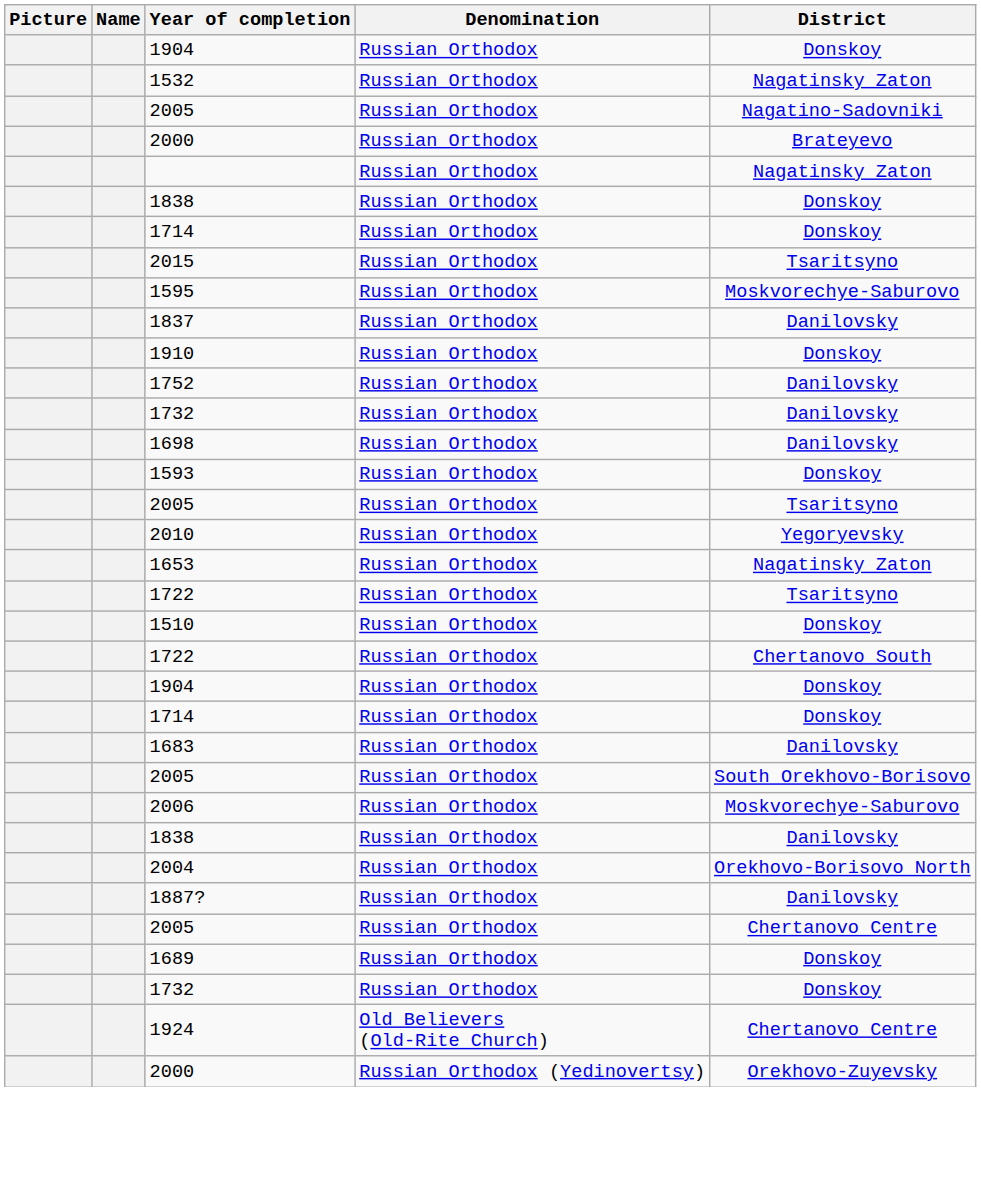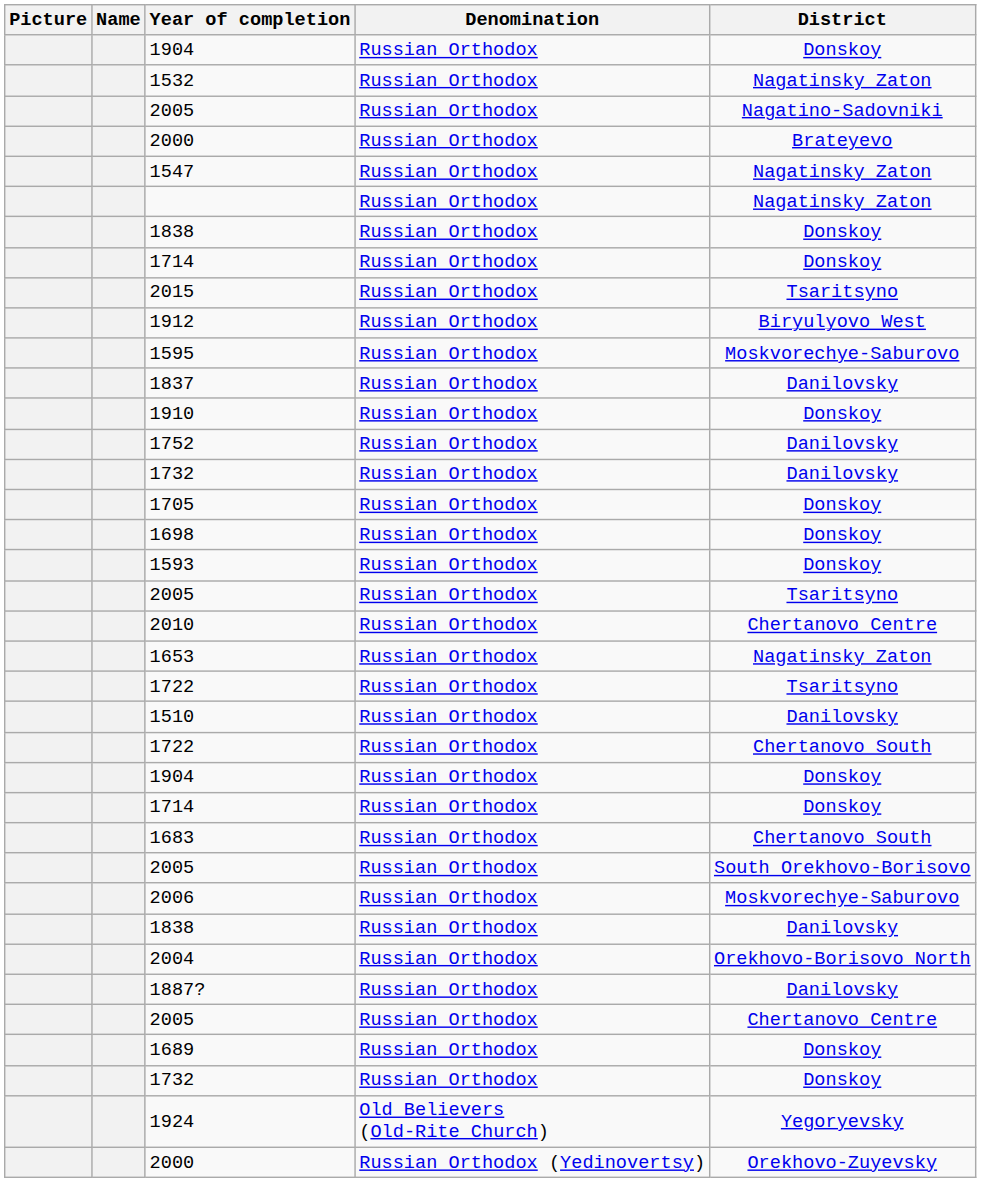+ row: (172, 171)
+ row: (172, 323)
+ row: (172, 505)
(842, 444) Danilovsky -> (842, 535) Donskoy
(842, 535) Yegoryevsky -> (842, 626) Chertanovo Centre
(842, 626) Donskoy -> (842, 717) Danilovsky
(842, 747) Danilovsky -> (842, 838) Chertanovo South
(842, 1030) Chertanovo Centre -> (842, 1121) Yegoryevsky
